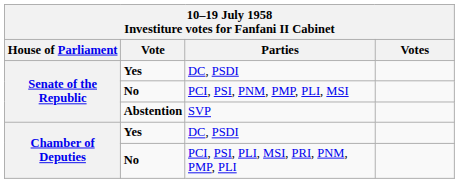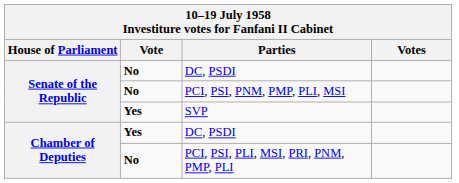(133, 70) Yes -> (131, 70) No
(153, 111) Abstention -> (133, 111) Yes
